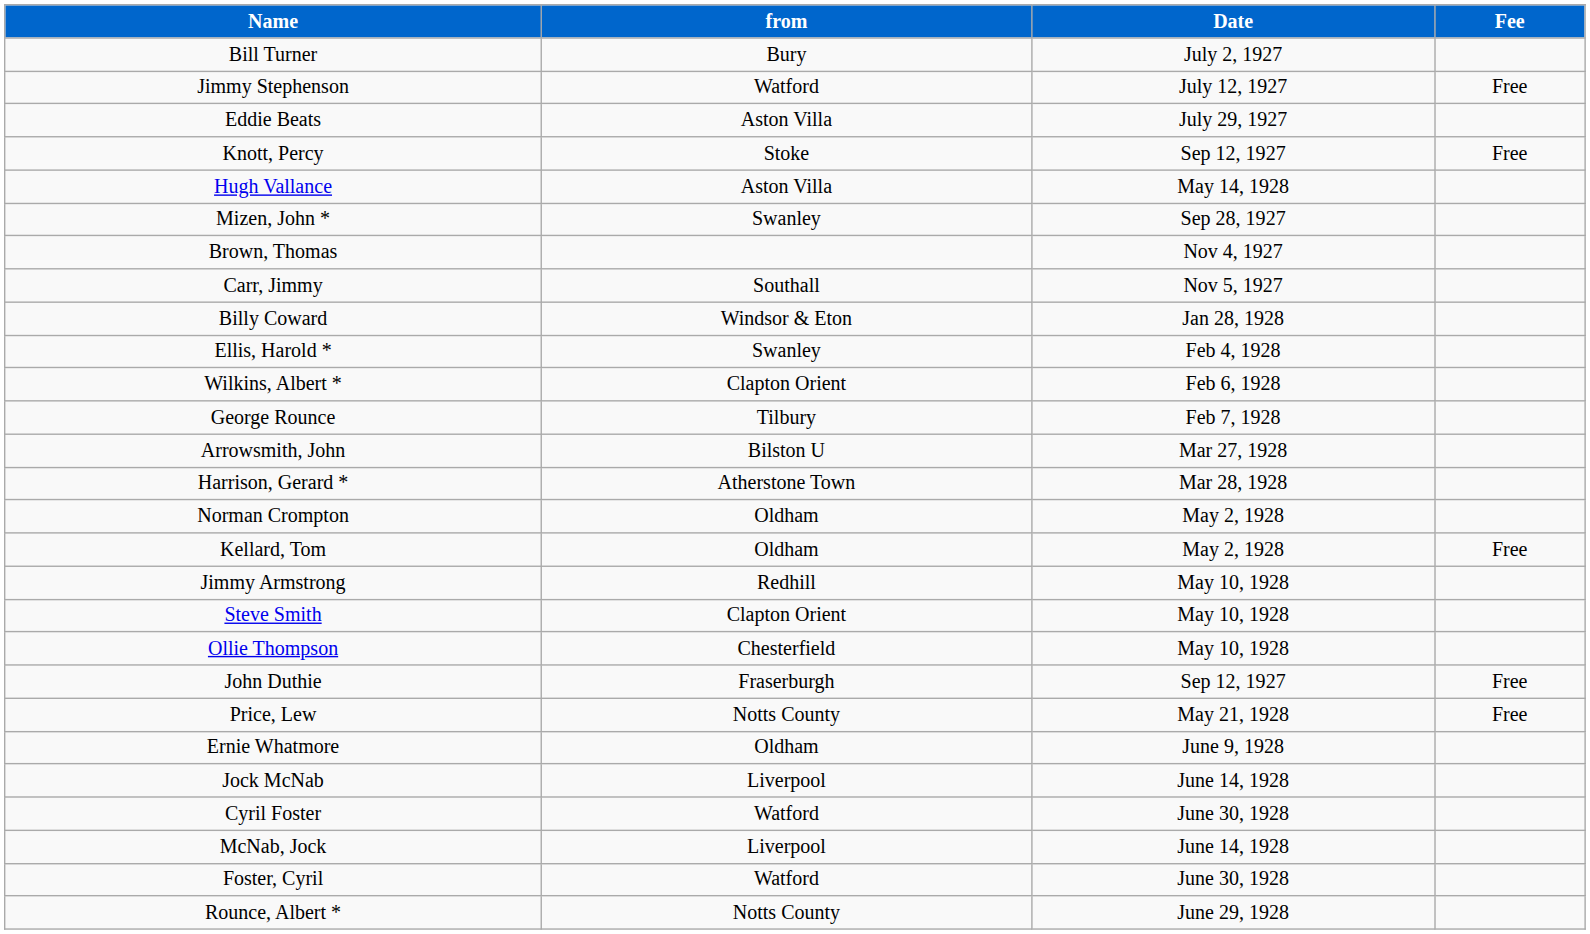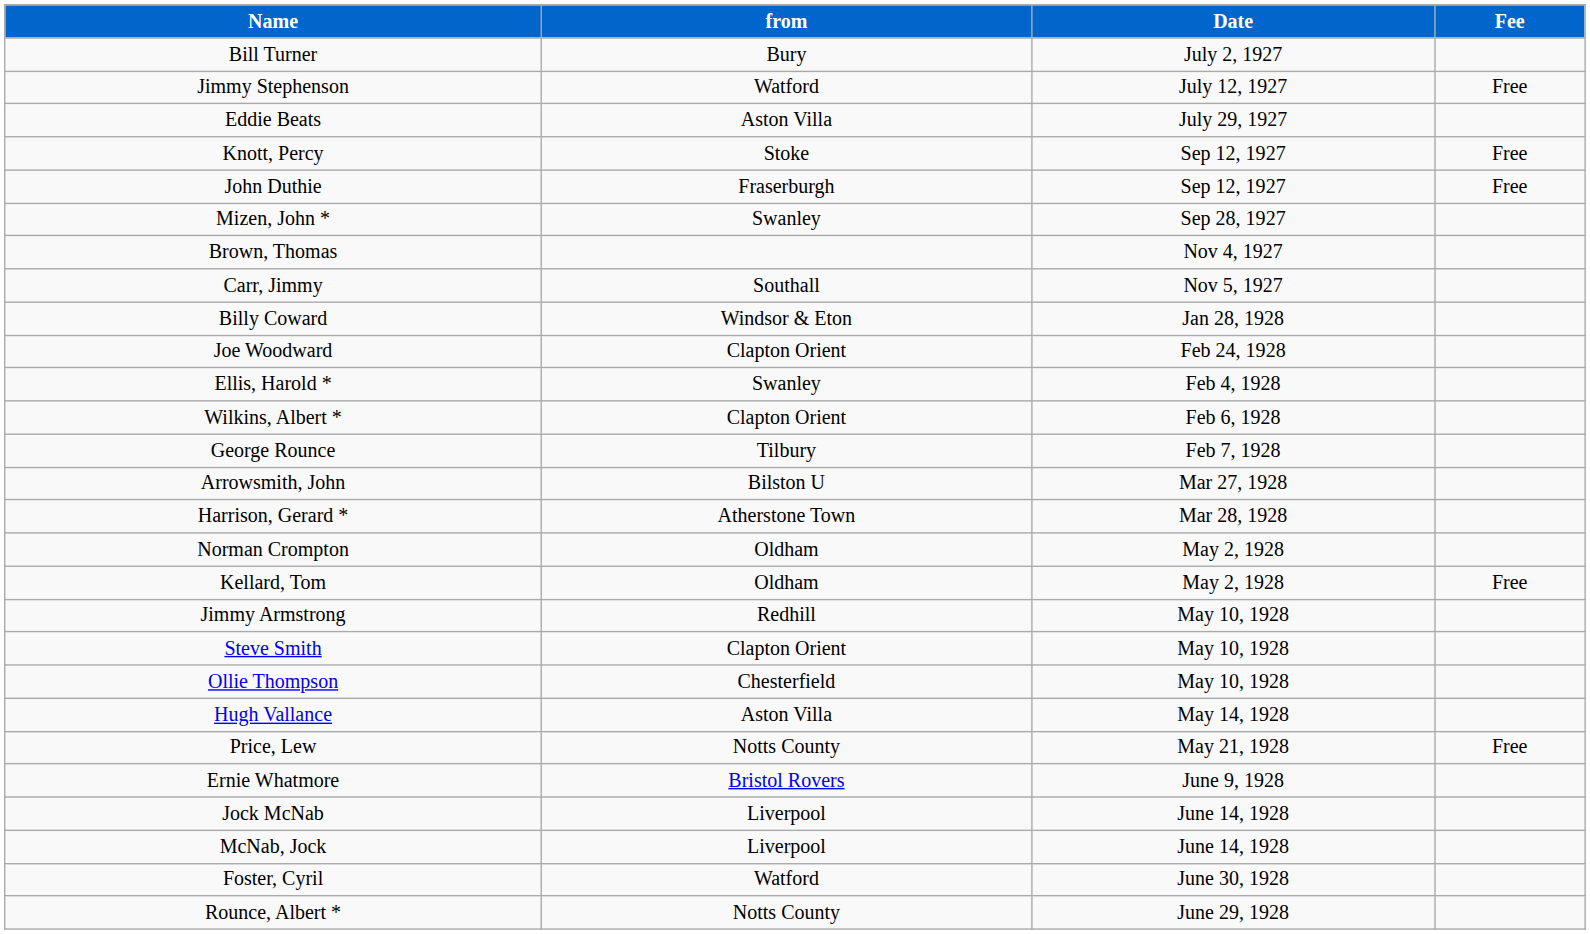rows swapped: (273, 681) <-> (273, 186)
+ row: (273, 351)
(786, 747) Oldham -> (786, 780) Bristol Rovers
- row: (273, 813)
